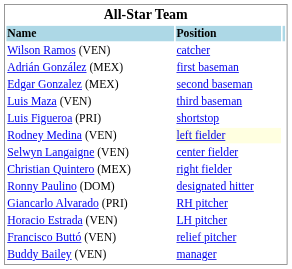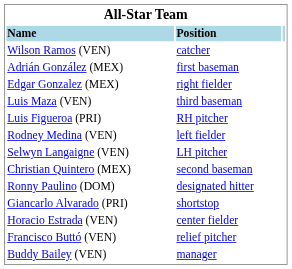(214, 84) second baseman -> (204, 84) right fielder
(198, 118) shortstop -> (202, 118) RH pitcher
(201, 135) lightyellow background -> (201, 135) no background
(207, 152) center fielder -> (202, 152) LH pitcher
(204, 169) right fielder -> (214, 169) second baseman
(202, 203) RH pitcher -> (198, 203) shortstop
(202, 220) LH pitcher -> (207, 220) center fielder
